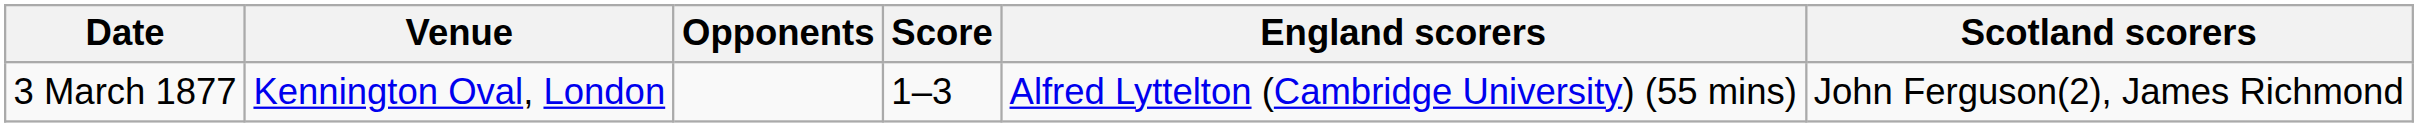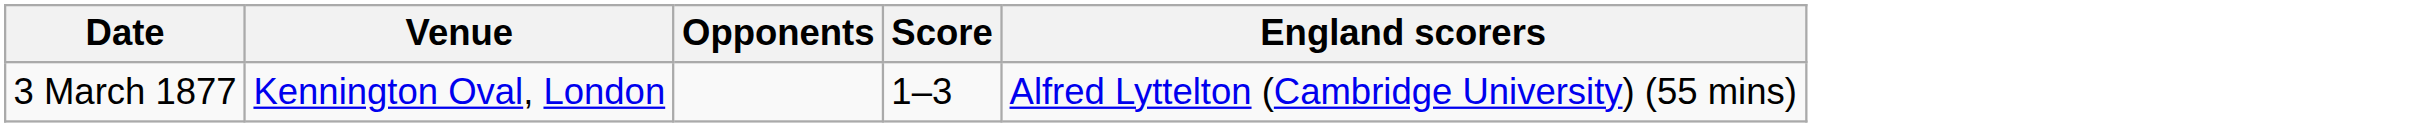- column: (2109, 33)
